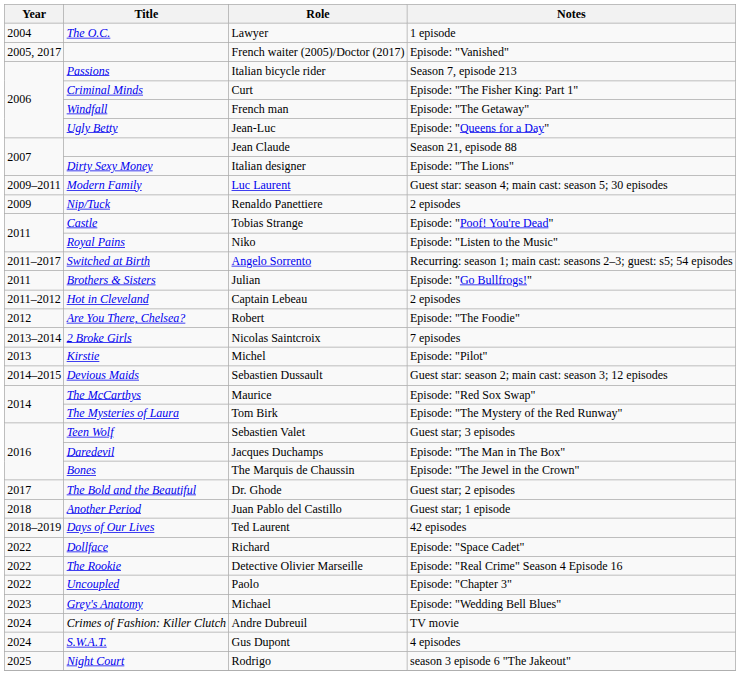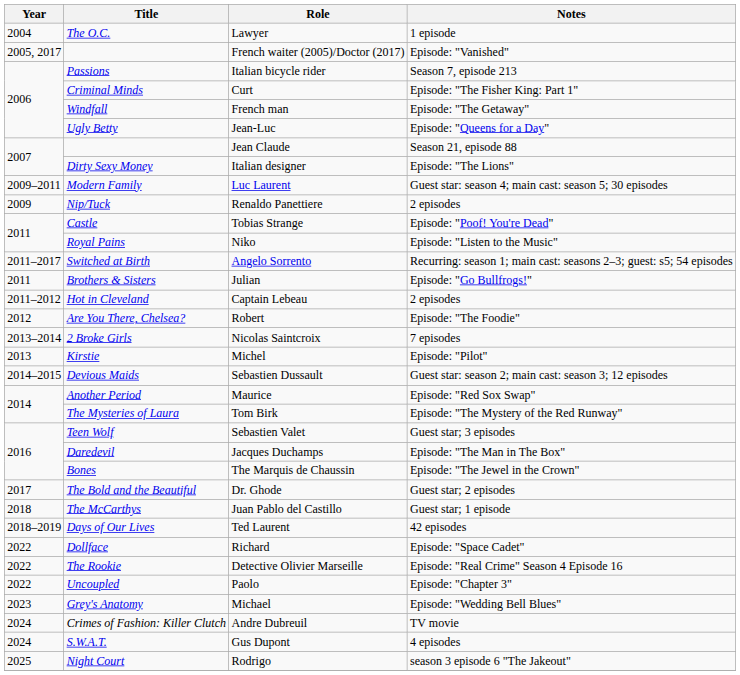(104, 394) The McCarthys -> (104, 394) Another Period
(104, 508) Another Period -> (104, 508) The McCarthys
